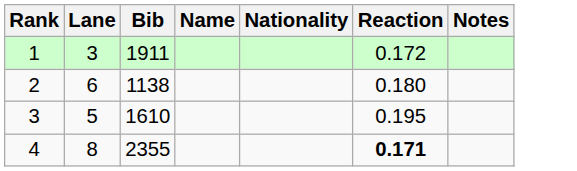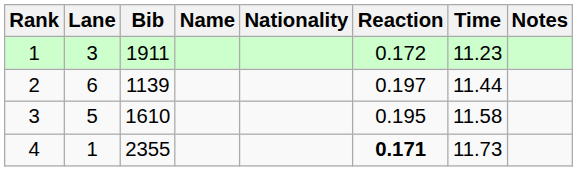+ column: (478, 20)
(148, 85) 1138 -> (148, 85) 1139
(401, 85) 0.180 -> (401, 85) 0.197
(92, 149) 8 -> (92, 149) 1
